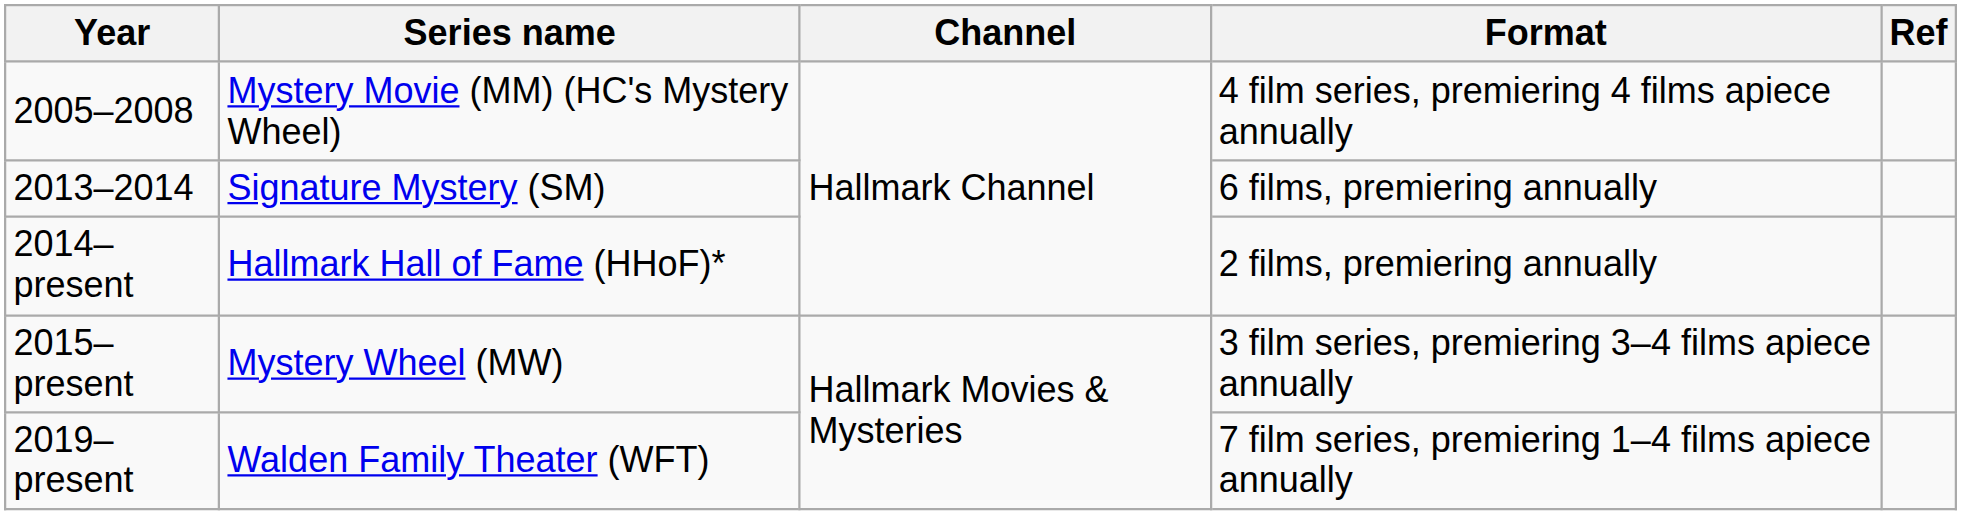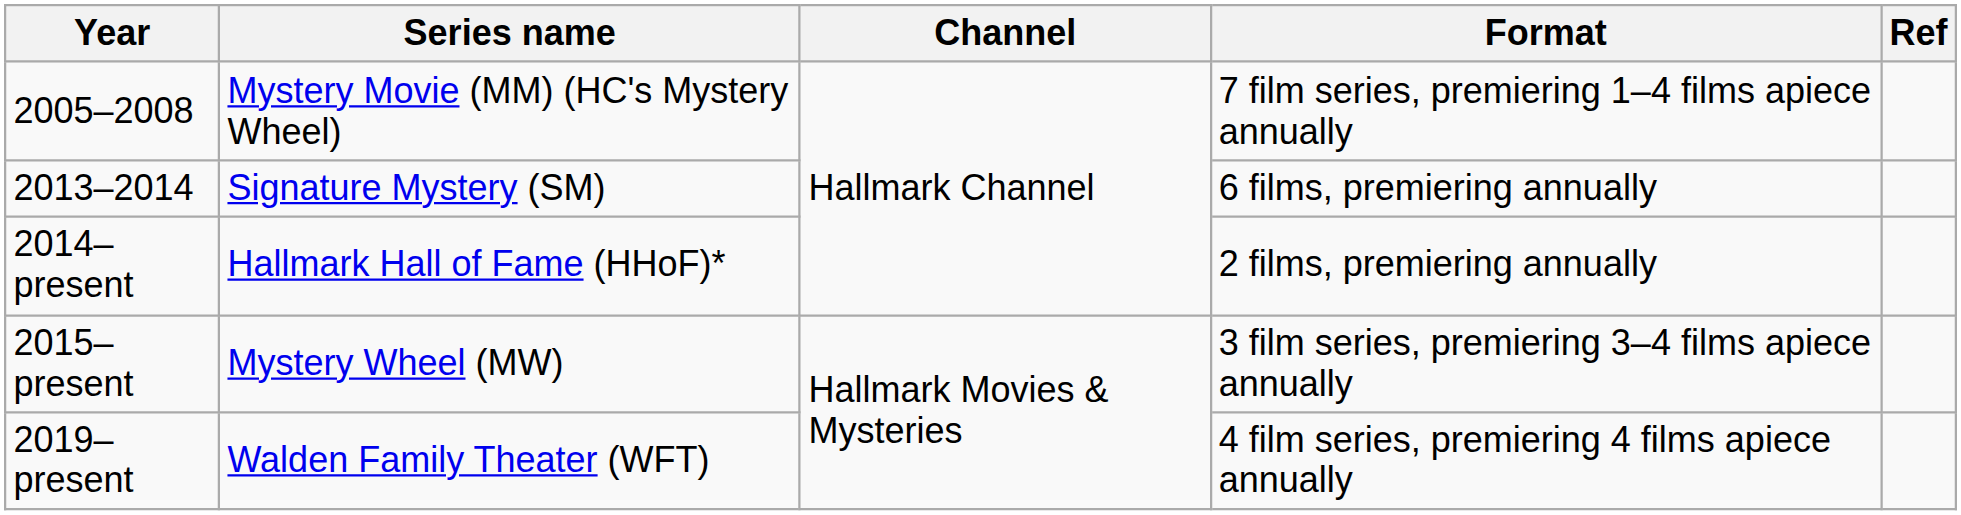(1525, 110) 4 film series, premiering 4 films apiece annually -> (1545, 110) 7 film series, premiering 1–4 films apiece annually
(1545, 460) 7 film series, premiering 1–4 films apiece annually -> (1525, 460) 4 film series, premiering 4 films apiece annually
